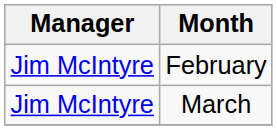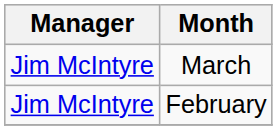rows swapped: (216, 64) <-> (216, 104)
